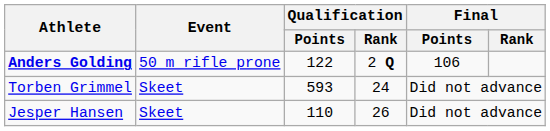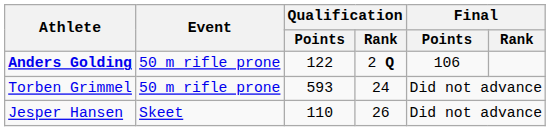(161, 88) Skeet -> (210, 88) 50 m rifle prone
